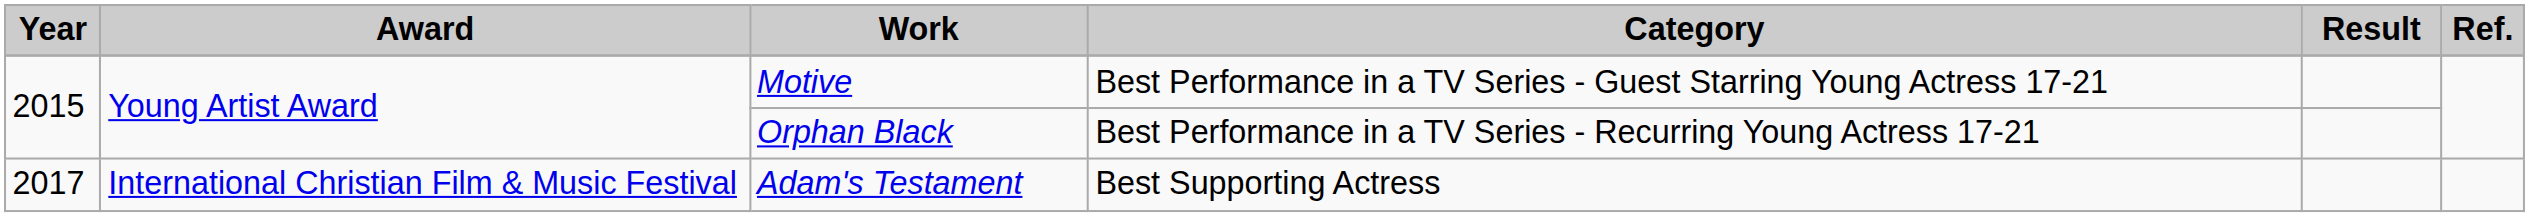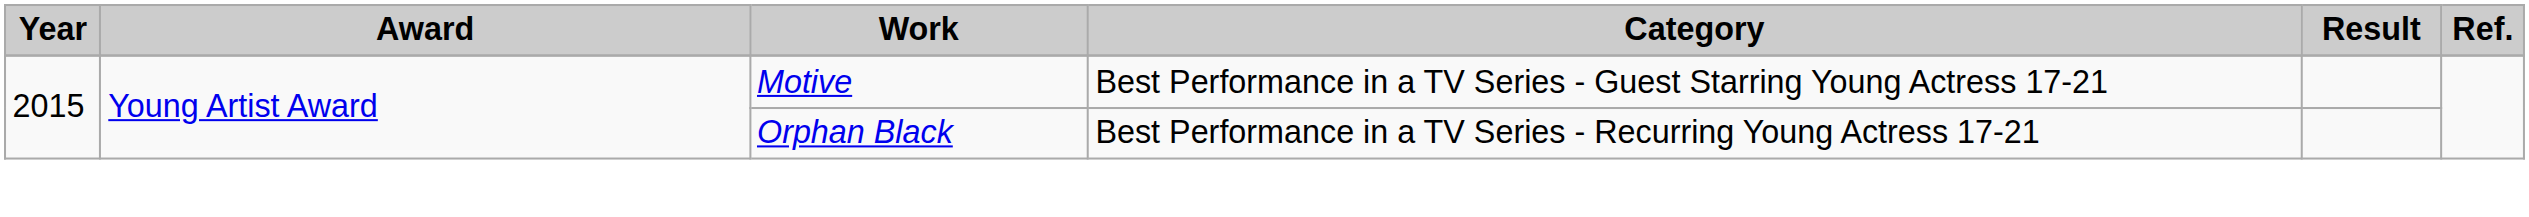- row: (890, 183)
